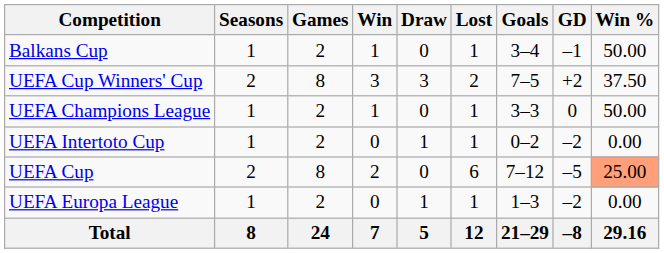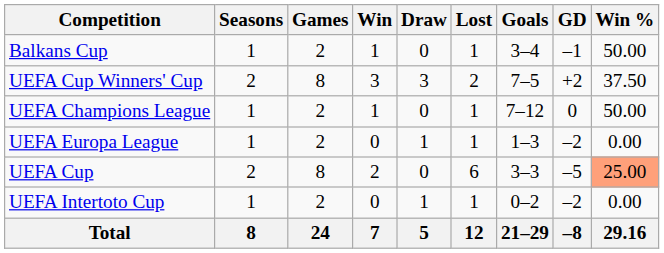(525, 111) 3–3 -> (525, 111) 7–12
rows swapped: (87, 141) <-> (94, 202)
(525, 171) 7–12 -> (525, 171) 3–3
